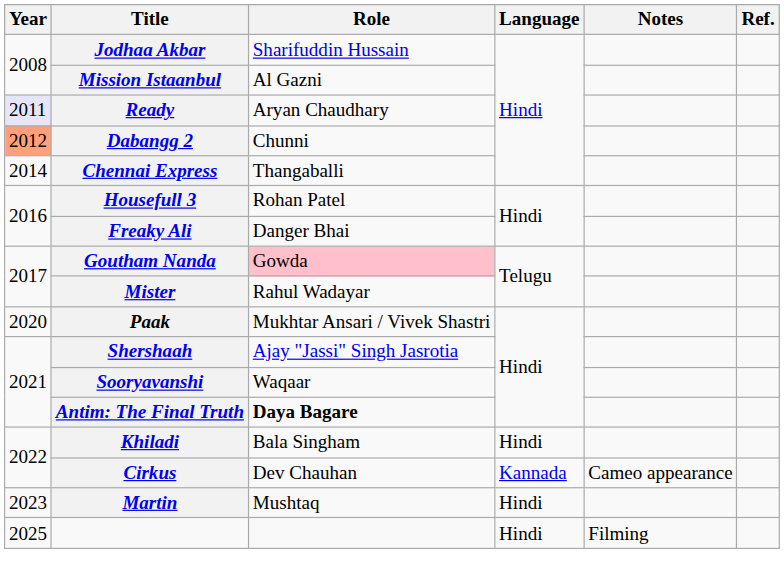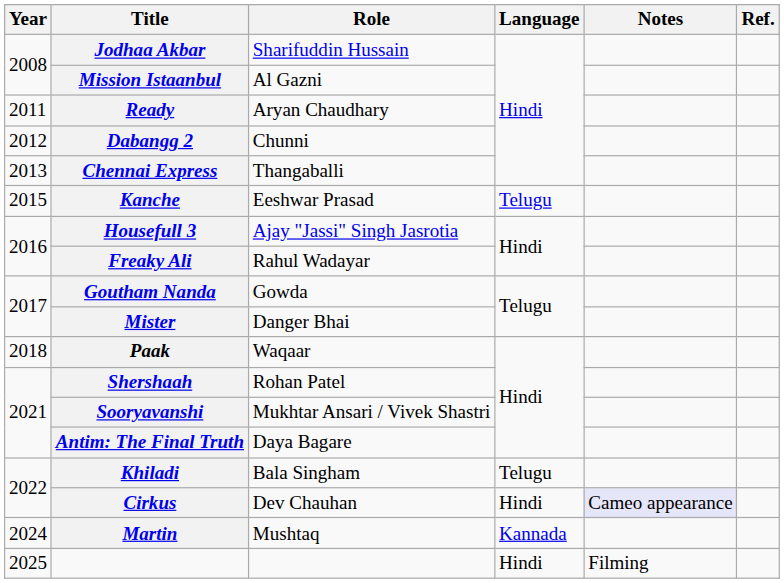(28, 110) lavender background -> (28, 110) no background
(28, 140) lightsalmon background -> (28, 140) no background
(28, 170) 2014 -> (28, 170) 2013
+ row: (150, 200)
(299, 200) Rohan Patel -> (355, 230) Ajay "Jassi" Singh Jasrotia
(301, 230) Danger Bhai -> (311, 261) Rahul Wadayar
(280, 261) pink background -> (280, 291) no background
(311, 291) Rahul Wadayar -> (301, 321) Danger Bhai
(28, 321) 2020 -> (28, 351) 2018
(372, 321) Mukhtar Ansari / Vivek Shastri -> (282, 351) Waqaar
(355, 351) Ajay "Jassi" Singh Jasrotia -> (299, 381) Rohan Patel
(282, 381) Waqaar -> (372, 412) Mukhtar Ansari / Vivek Shastri
(305, 412) bold -> (302, 442) normal
(521, 442) Hindi -> (525, 472) Telugu
(533, 472) Kannada -> (521, 502) Hindi
(660, 472) no background -> (660, 502) lavender background
(28, 502) 2023 -> (28, 532) 2024
(521, 502) Hindi -> (533, 532) Kannada
